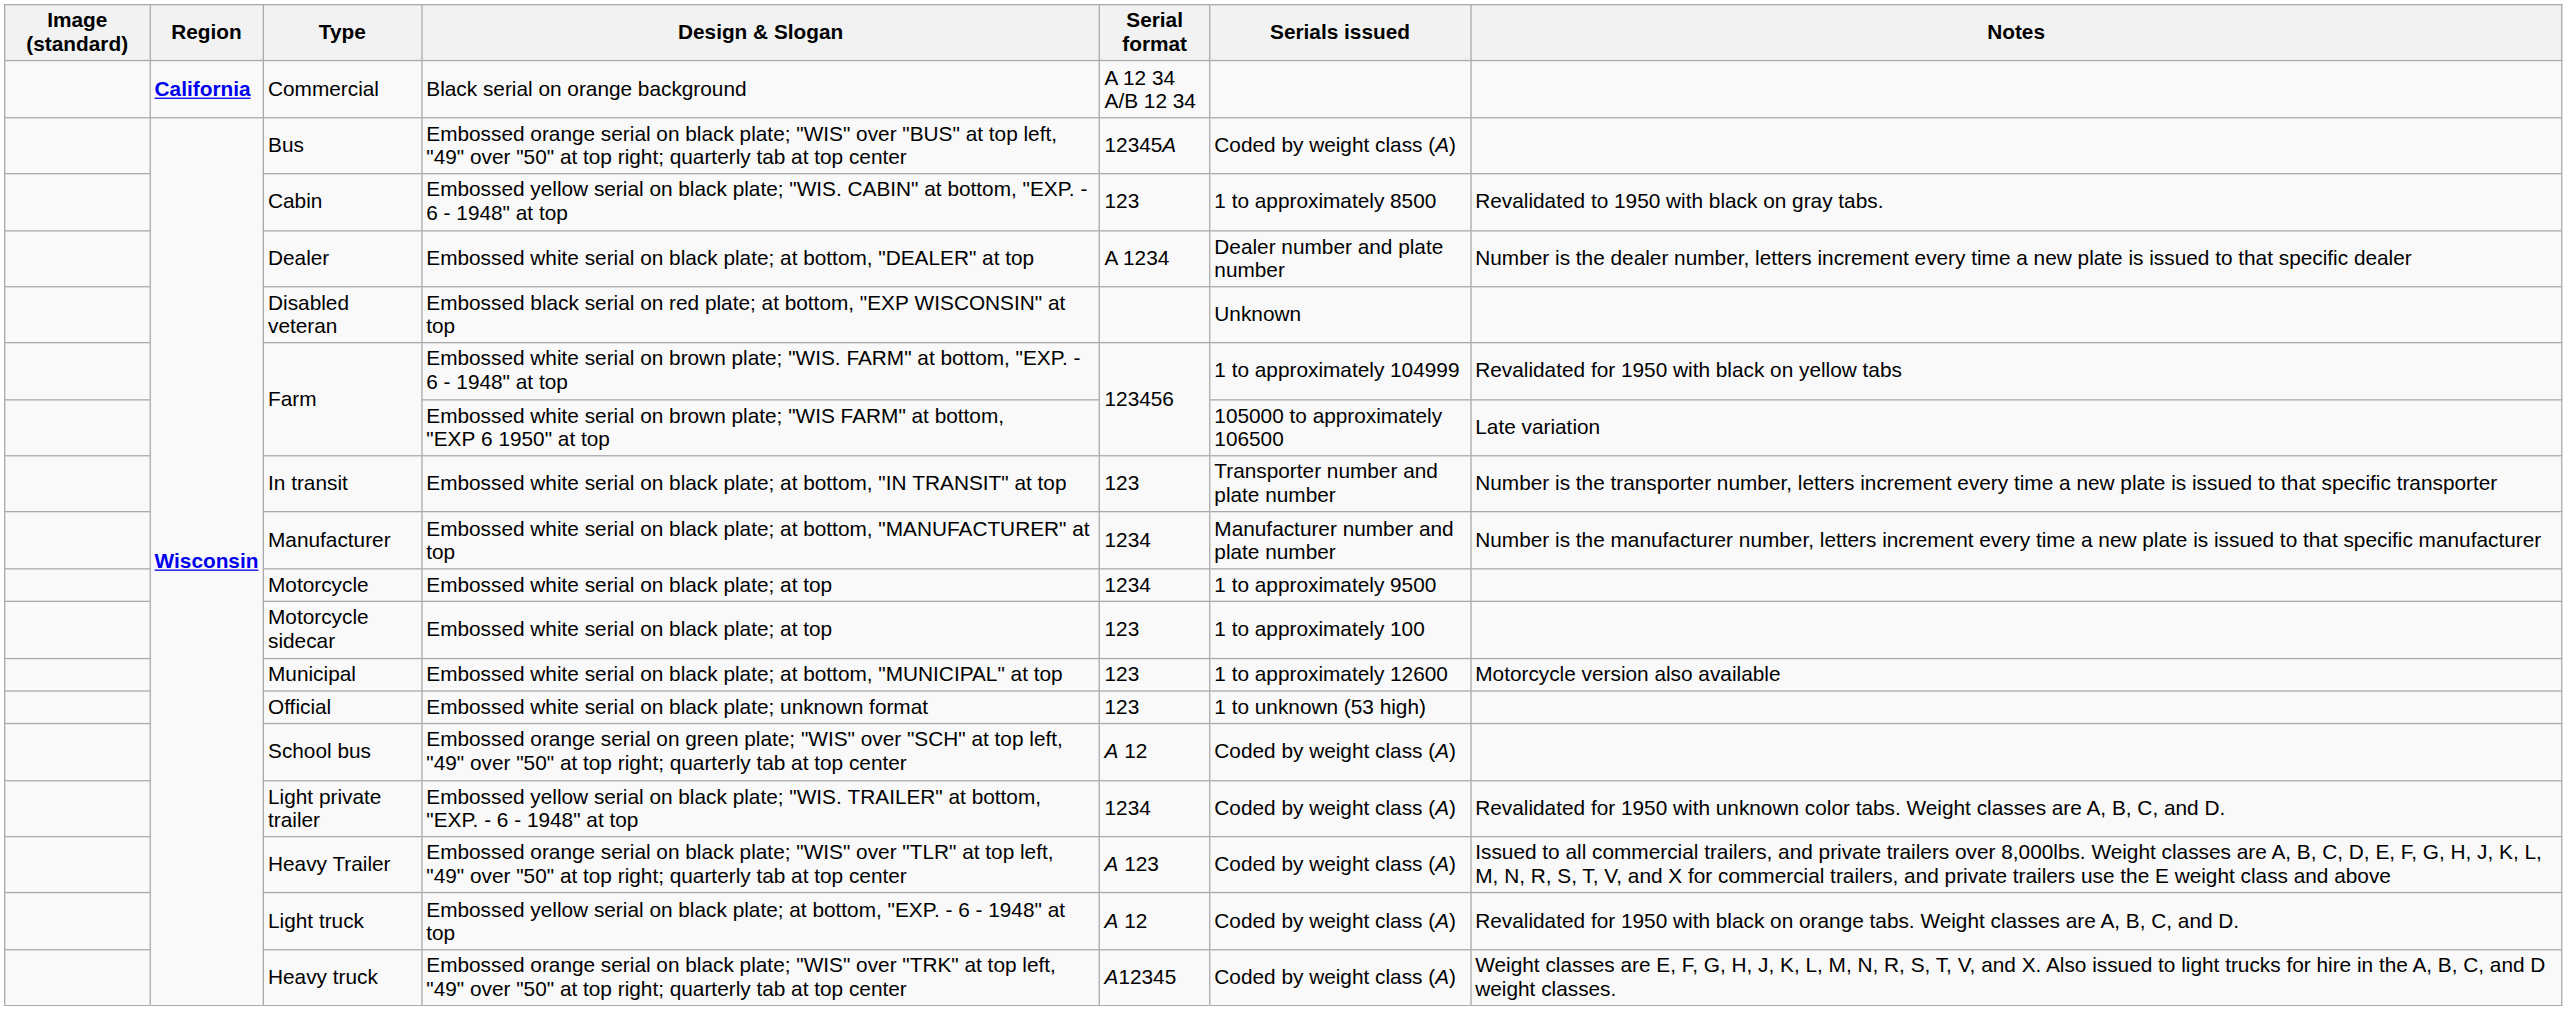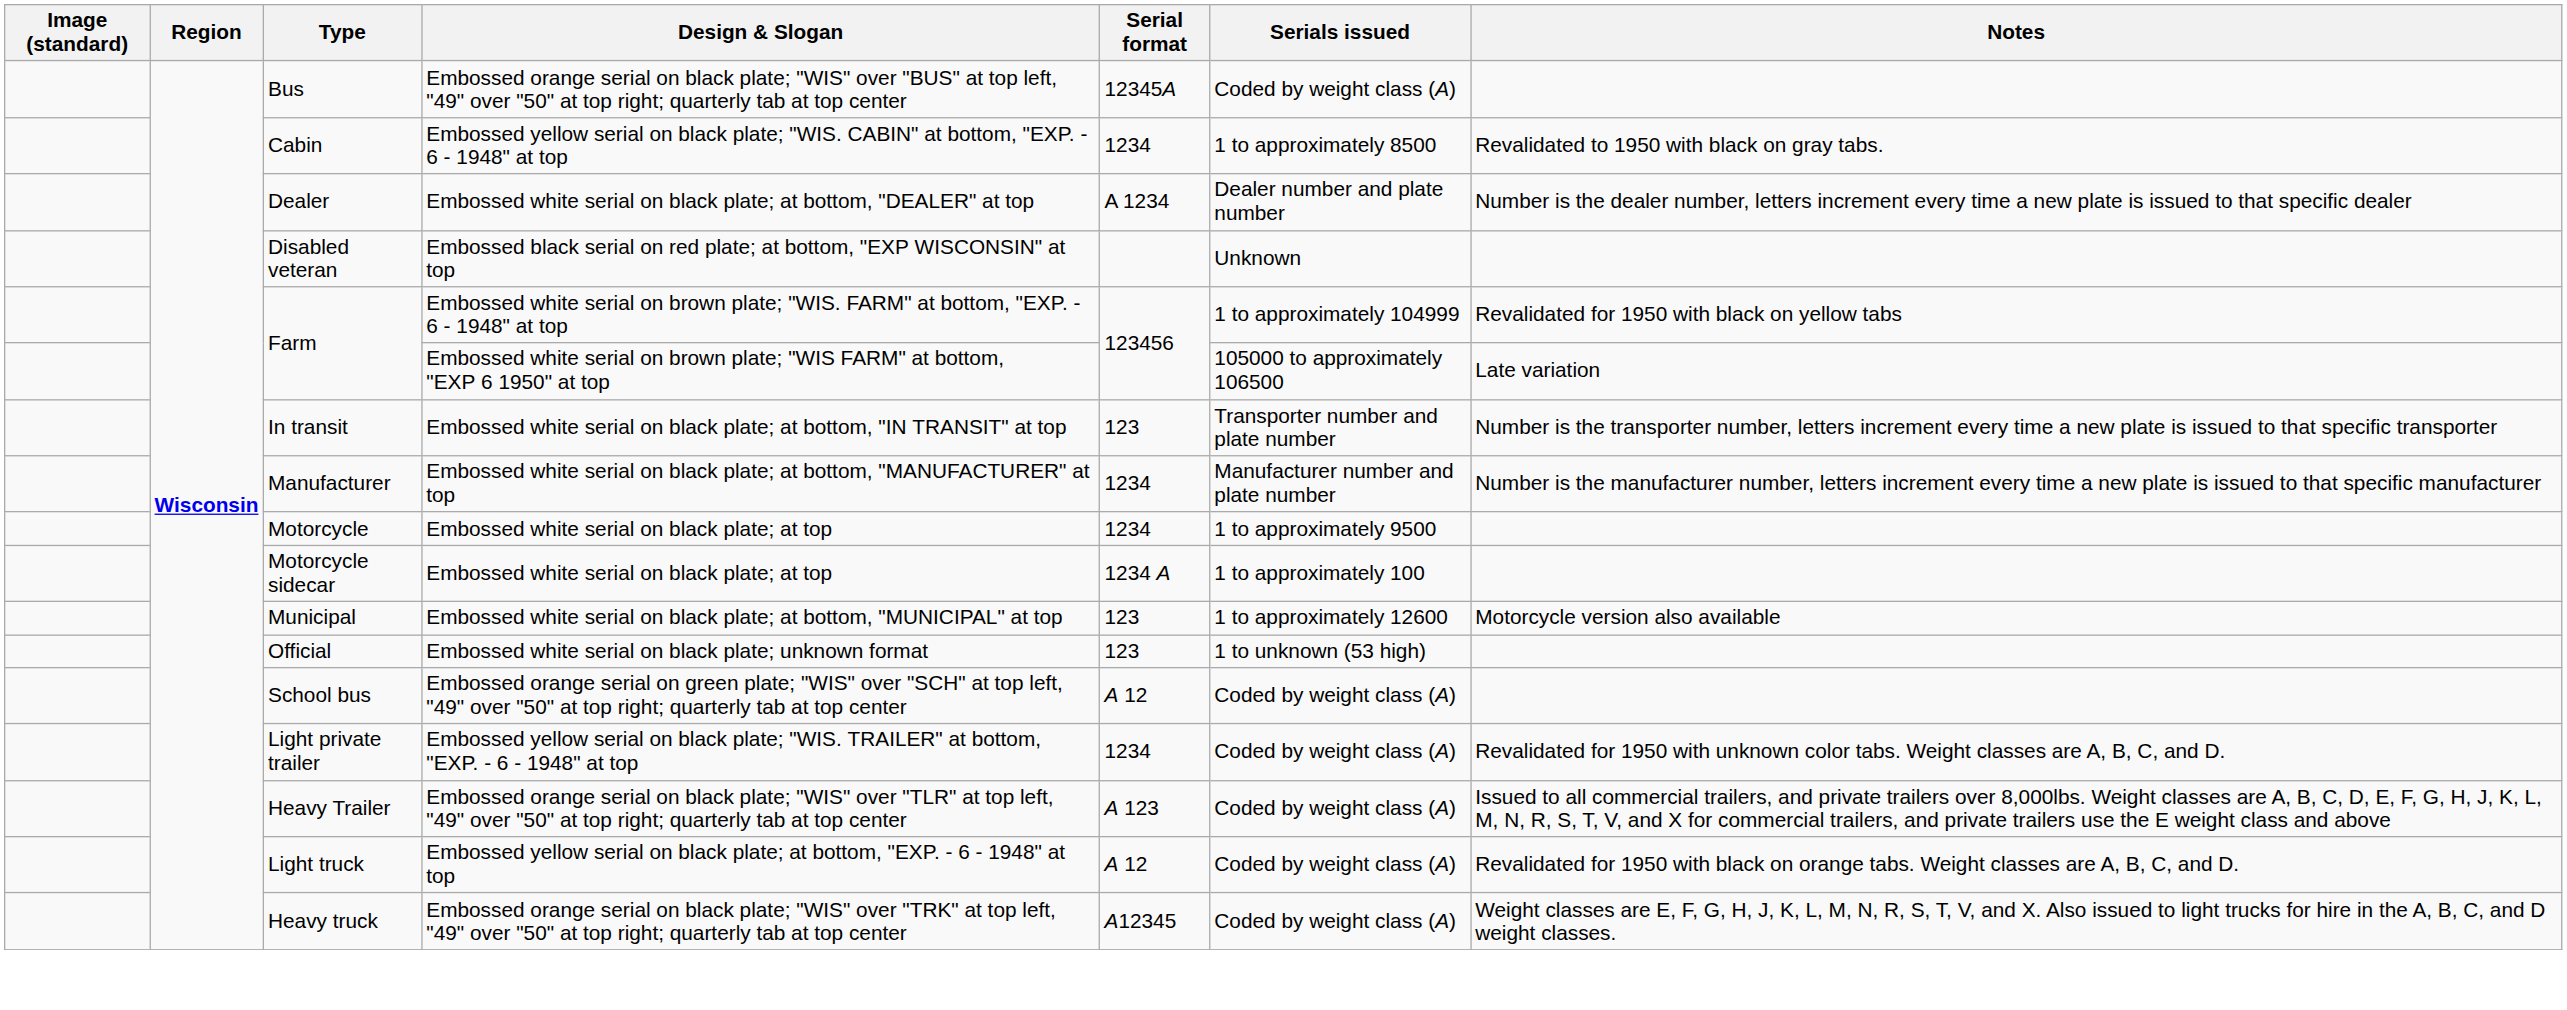- row: (323, 89)
(1122, 201) 123 -> (1128, 145) 1234
(1122, 629) 123 -> (1137, 573) 1234 A
